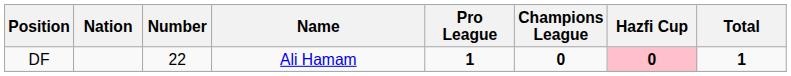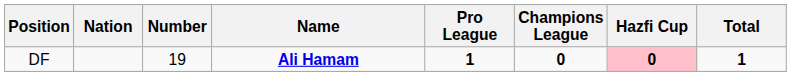(177, 59) 22 -> (177, 59) 19
(318, 59) normal -> (318, 59) bold
